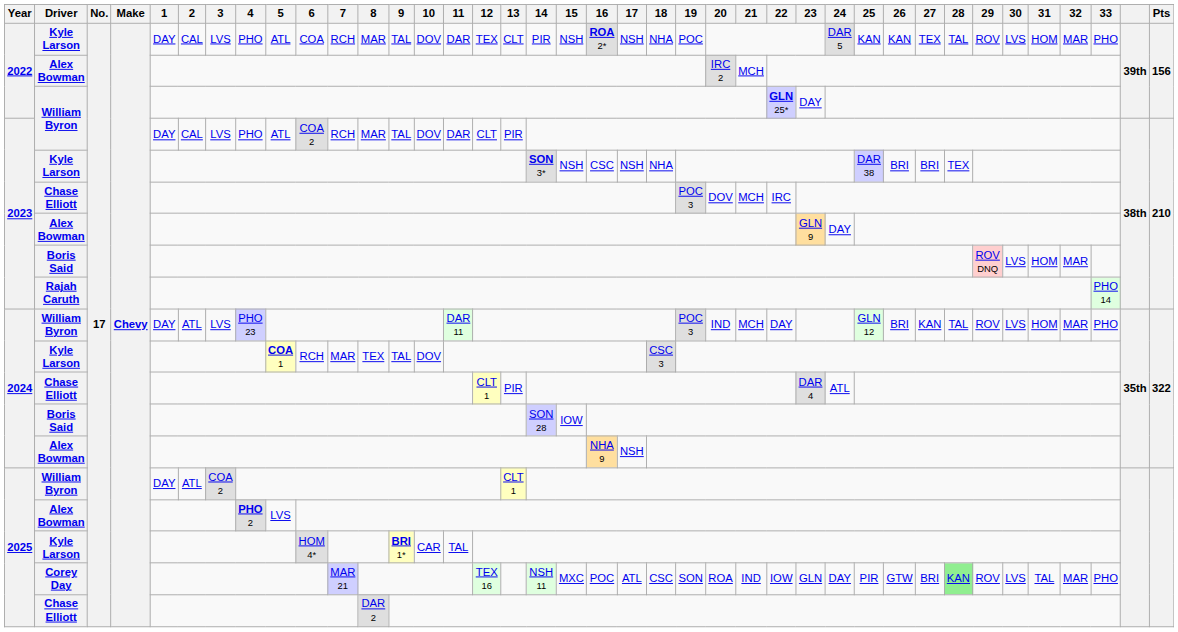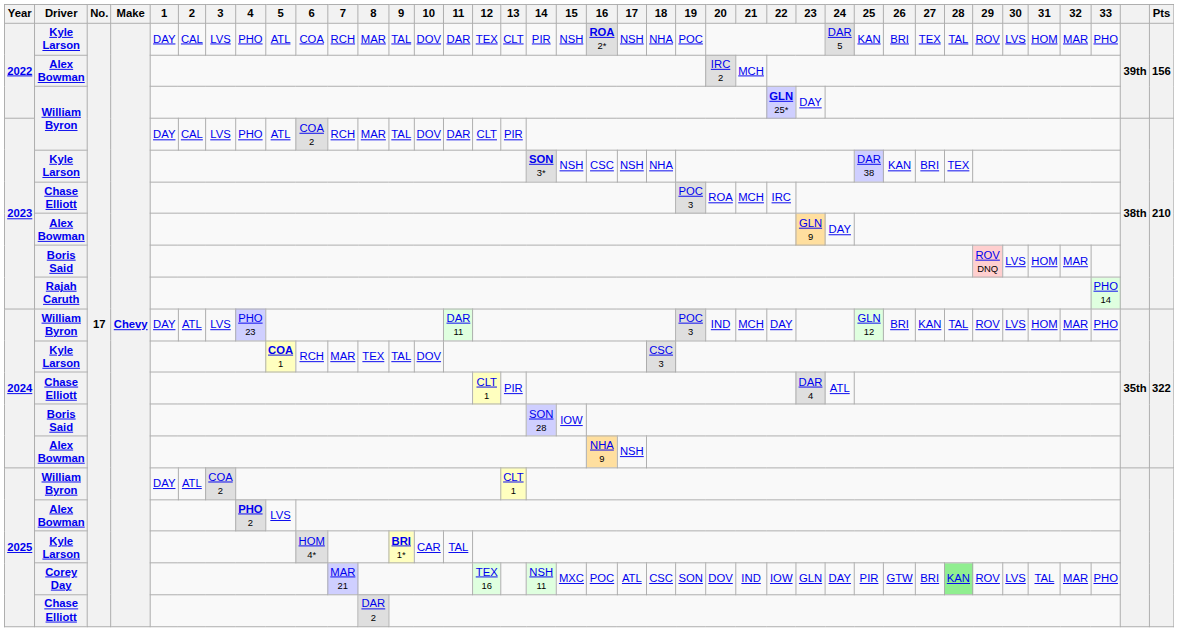(900, 39) KAN -> (900, 39) BRI
(900, 166) BRI -> (900, 166) KAN
(721, 198) DOV -> (721, 198) ROA
(721, 579) ROA -> (721, 579) DOV
